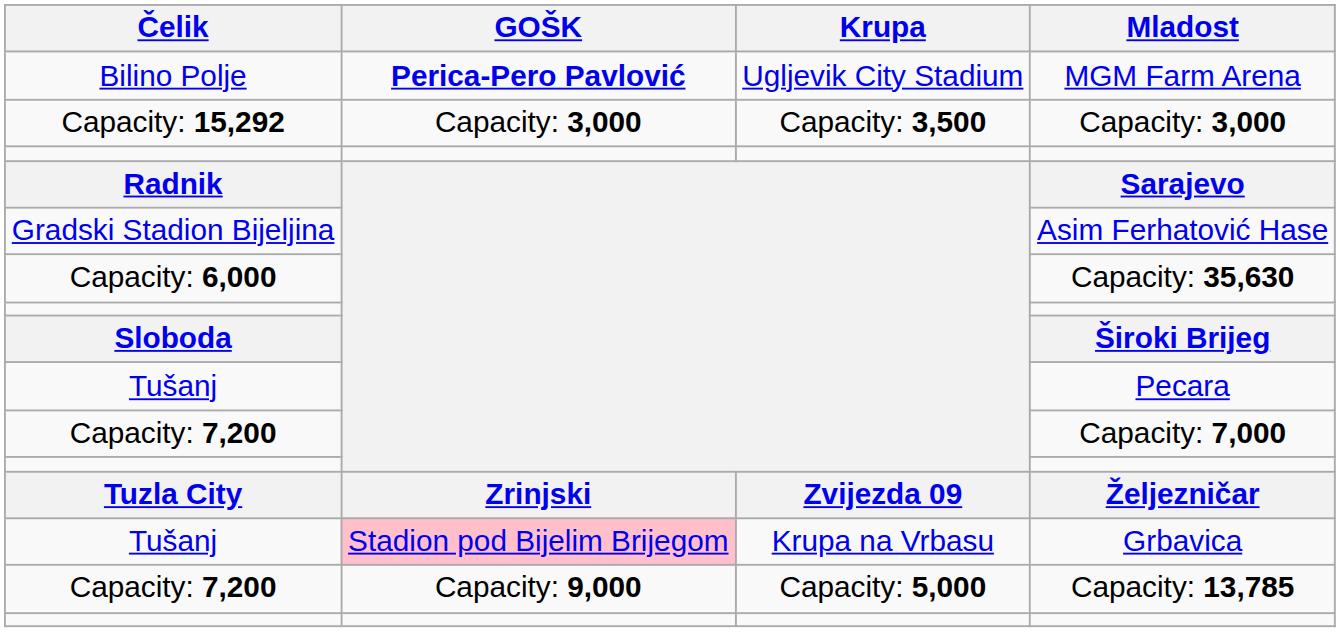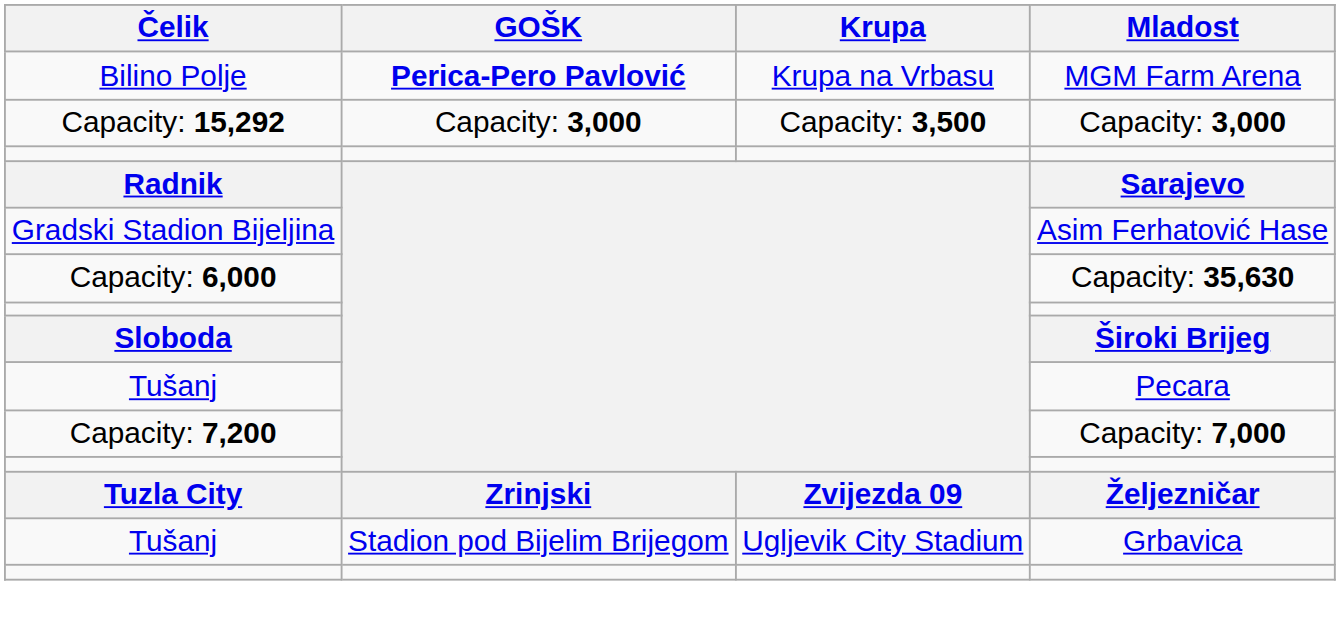(883, 75) Ugljevik City Stadium -> (883, 75) Krupa na Vrbasu
(538, 541) pink background -> (538, 541) no background
(883, 541) Krupa na Vrbasu -> (883, 541) Ugljevik City Stadium
- row: (173, 588)
